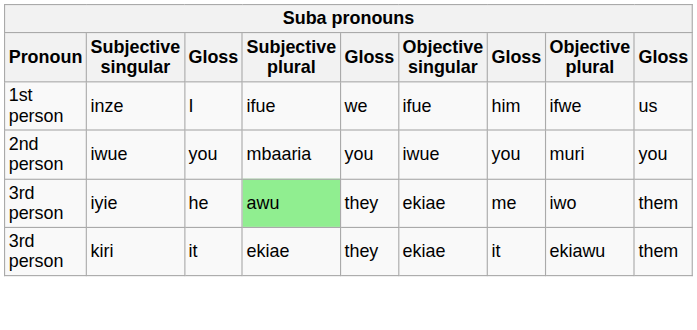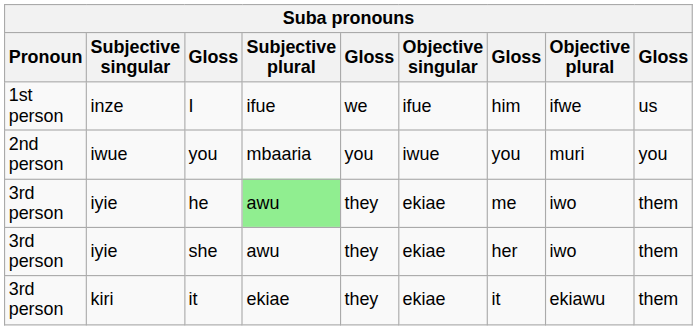+ row: (203, 251)
